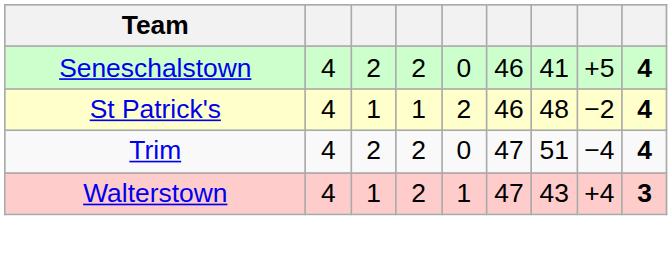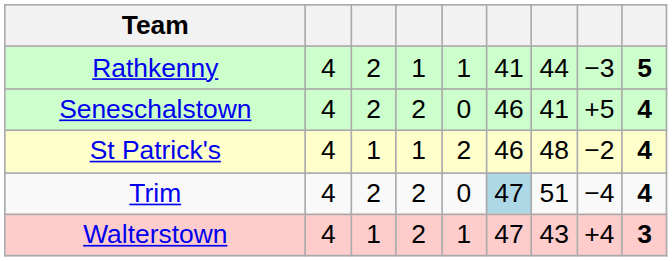+ row: (155, 67)
(509, 151) no background -> (509, 192) lightblue background
